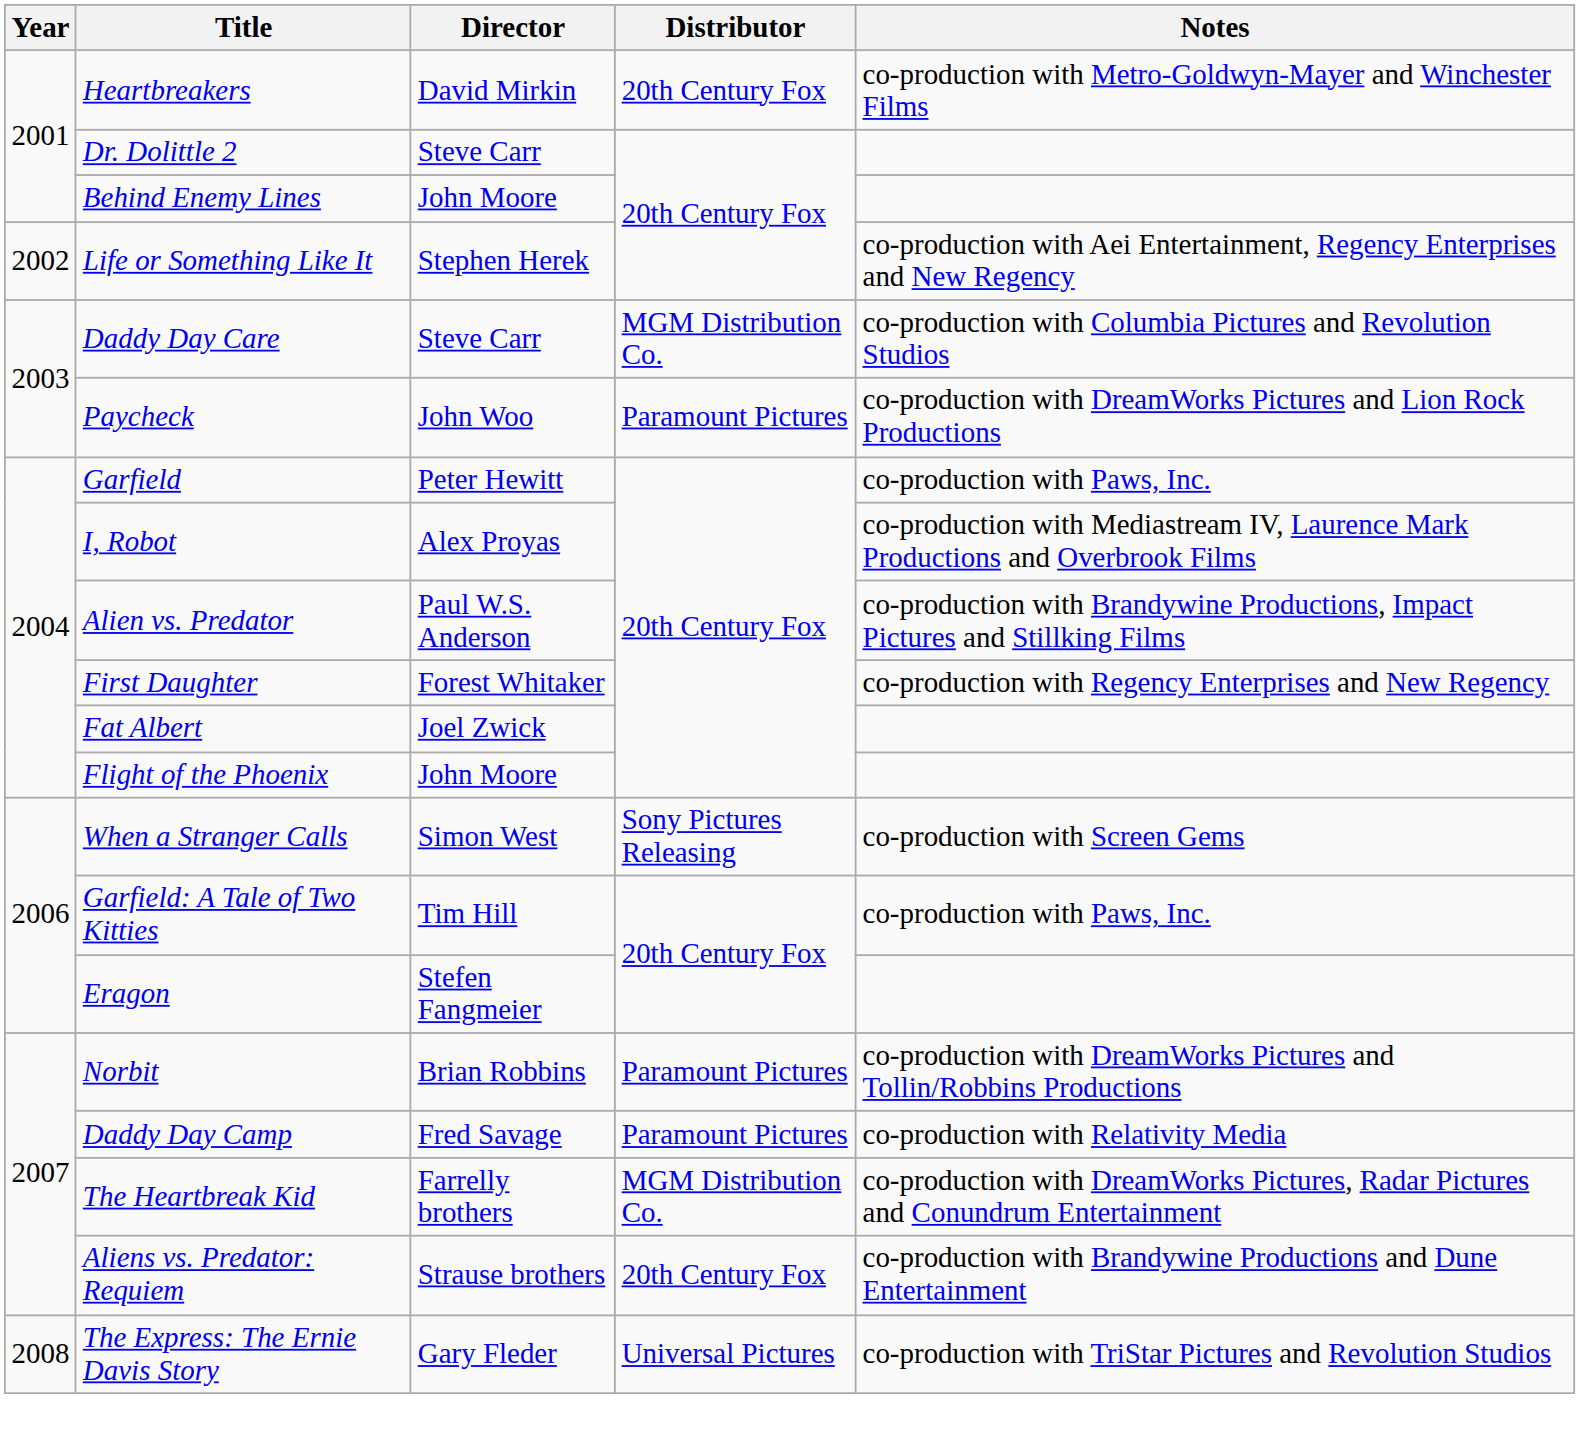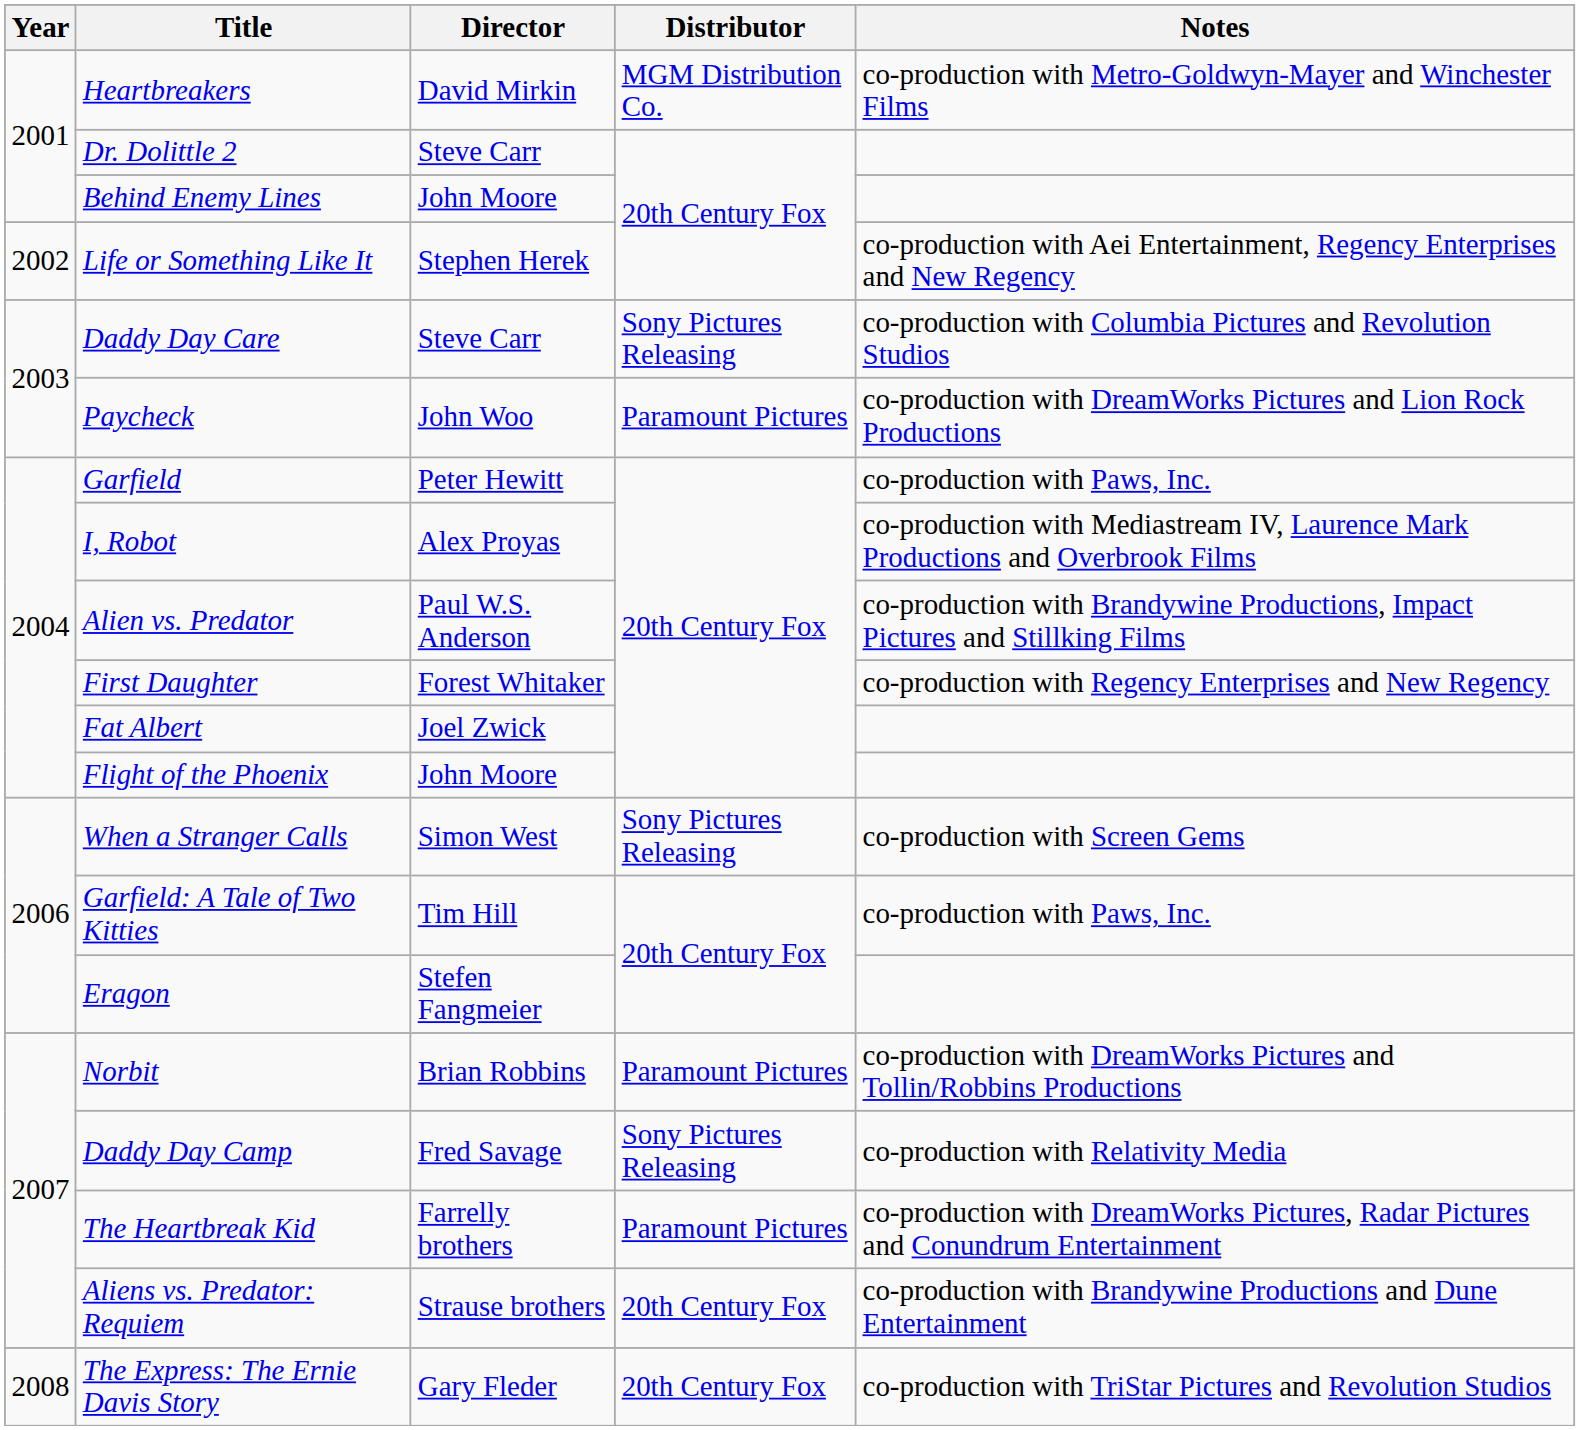(724, 89) 20th Century Fox -> (731, 89) MGM Distribution Co.
(731, 338) MGM Distribution Co. -> (702, 338) Sony Pictures Releasing
(735, 1134) Paramount Pictures -> (702, 1150) Sony Pictures Releasing
(731, 1196) MGM Distribution Co. -> (735, 1228) Paramount Pictures
(728, 1353) Universal Pictures -> (724, 1385) 20th Century Fox
